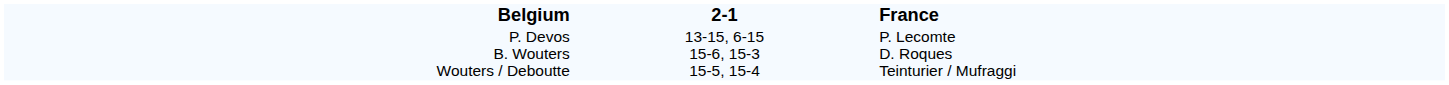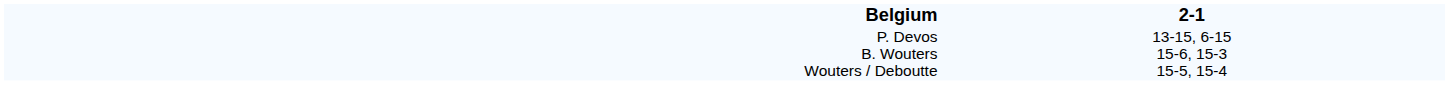- column: (909, 15)
